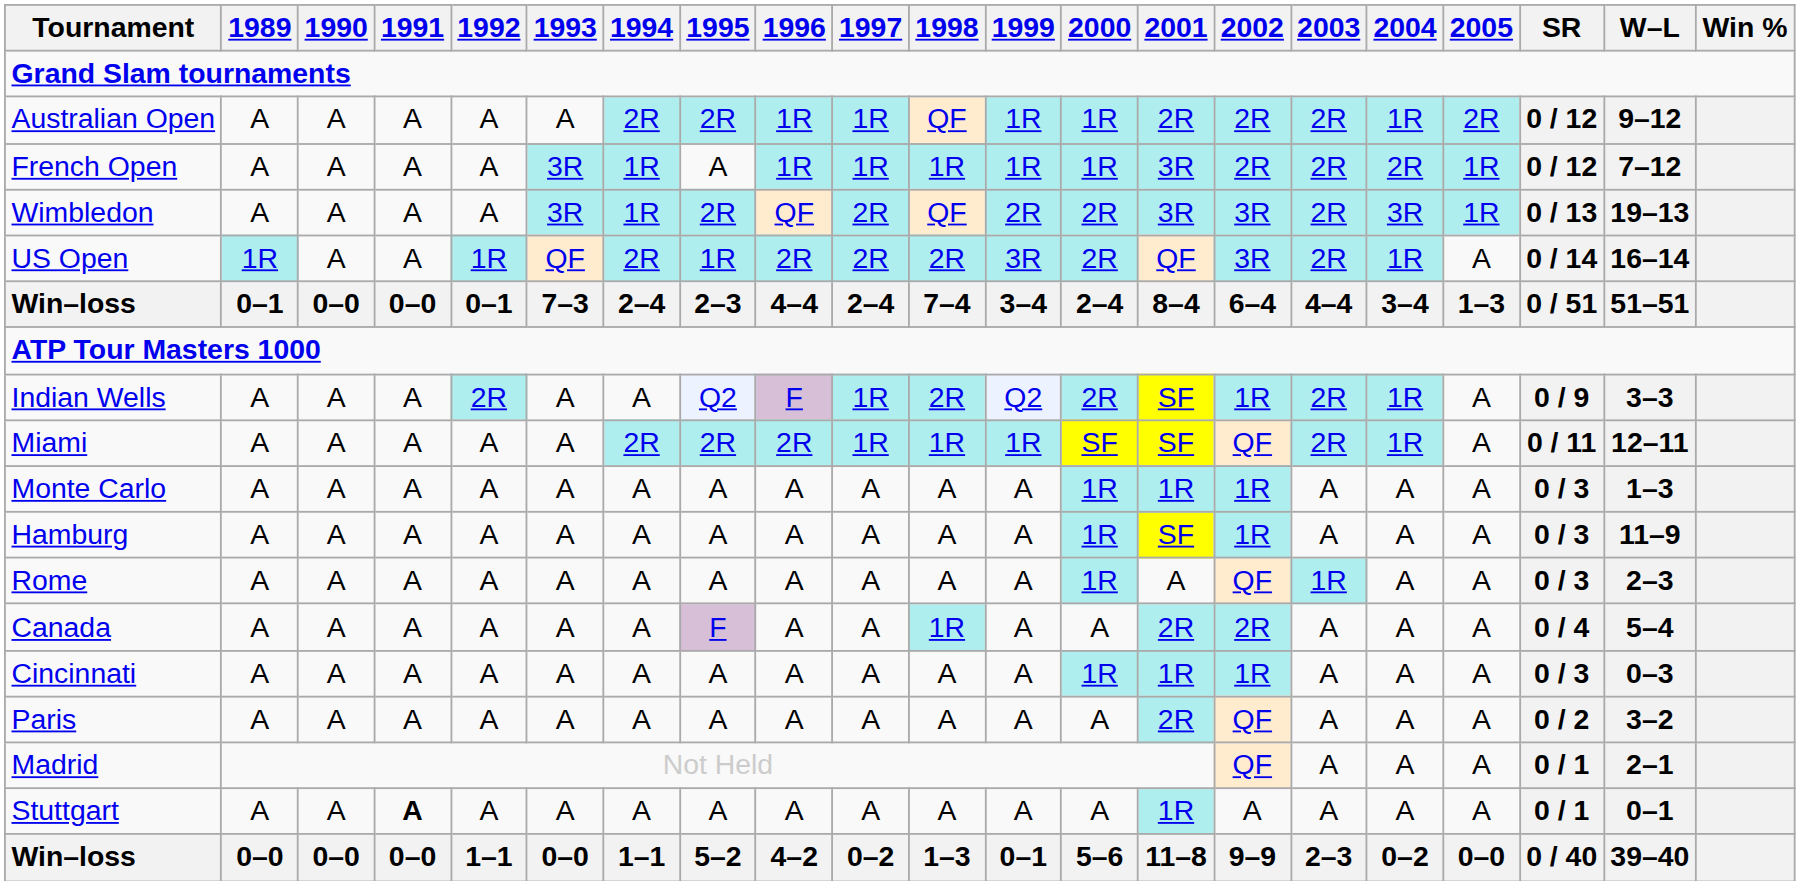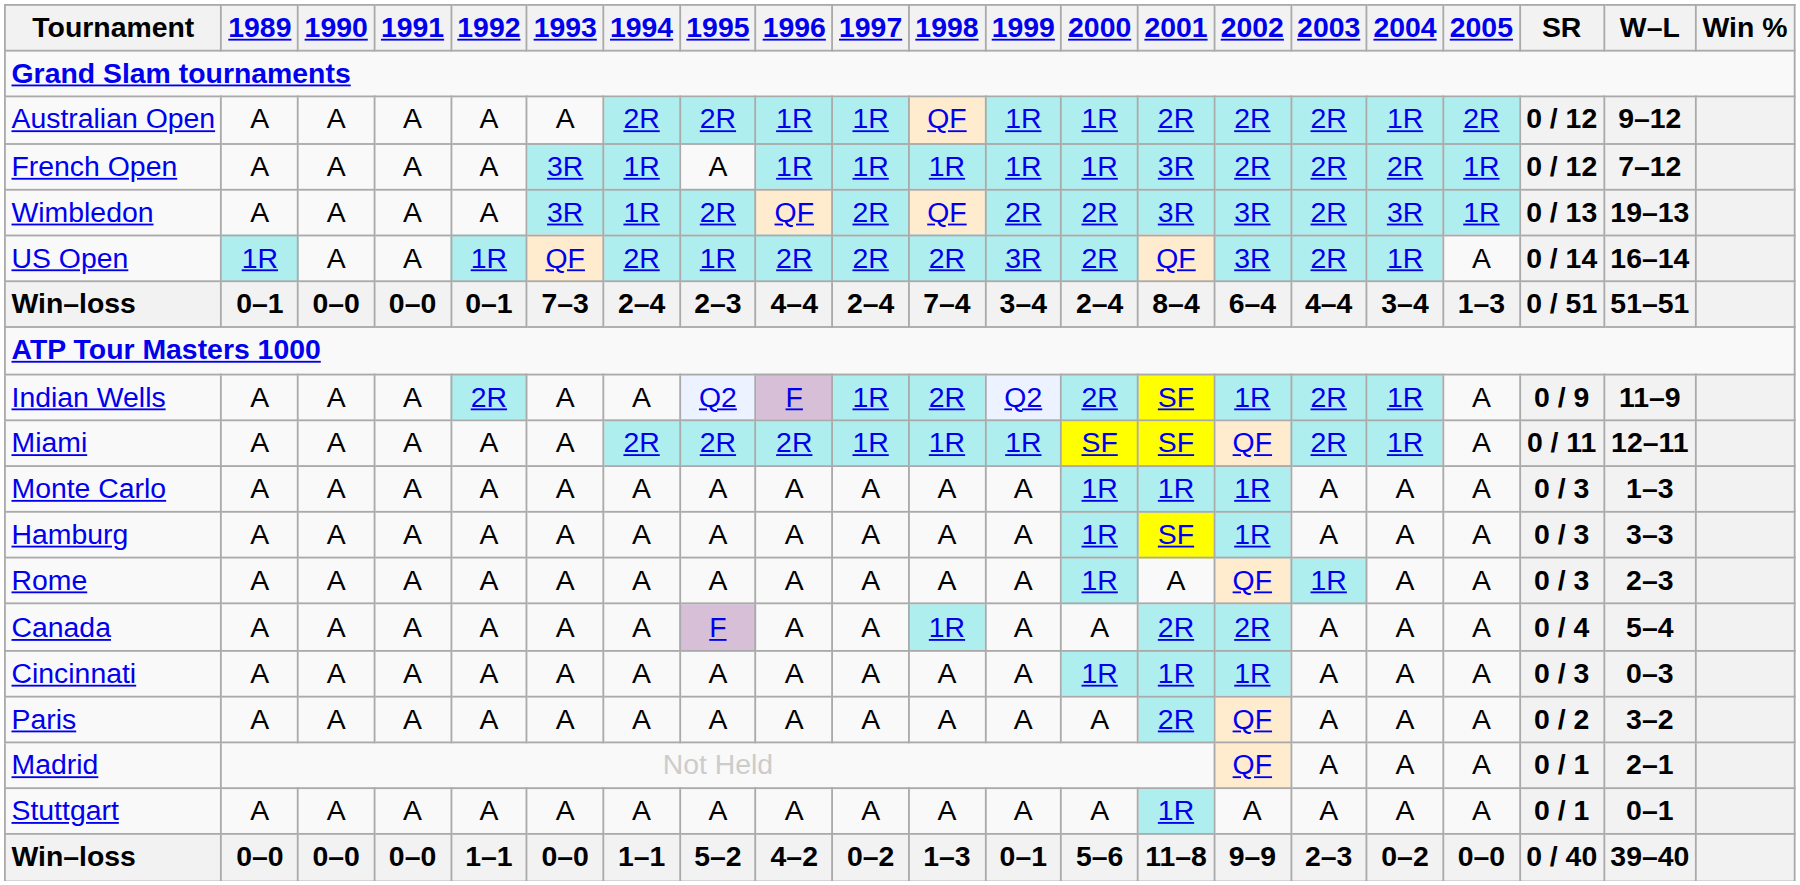(1650, 395) 3–3 -> (1650, 395) 11–9
(1650, 534) 11–9 -> (1650, 534) 3–3
(413, 810) bold -> (413, 810) normal
